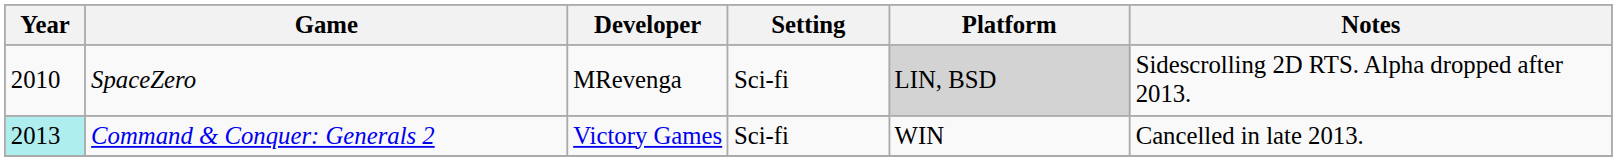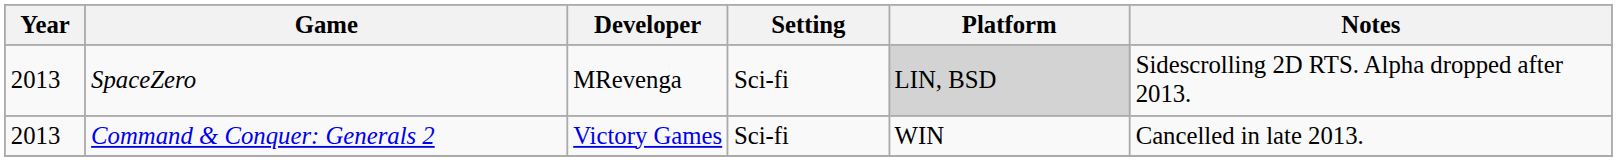(36, 79) 2010 -> (36, 79) 2013
(36, 135) paleturquoise background -> (36, 135) no background
